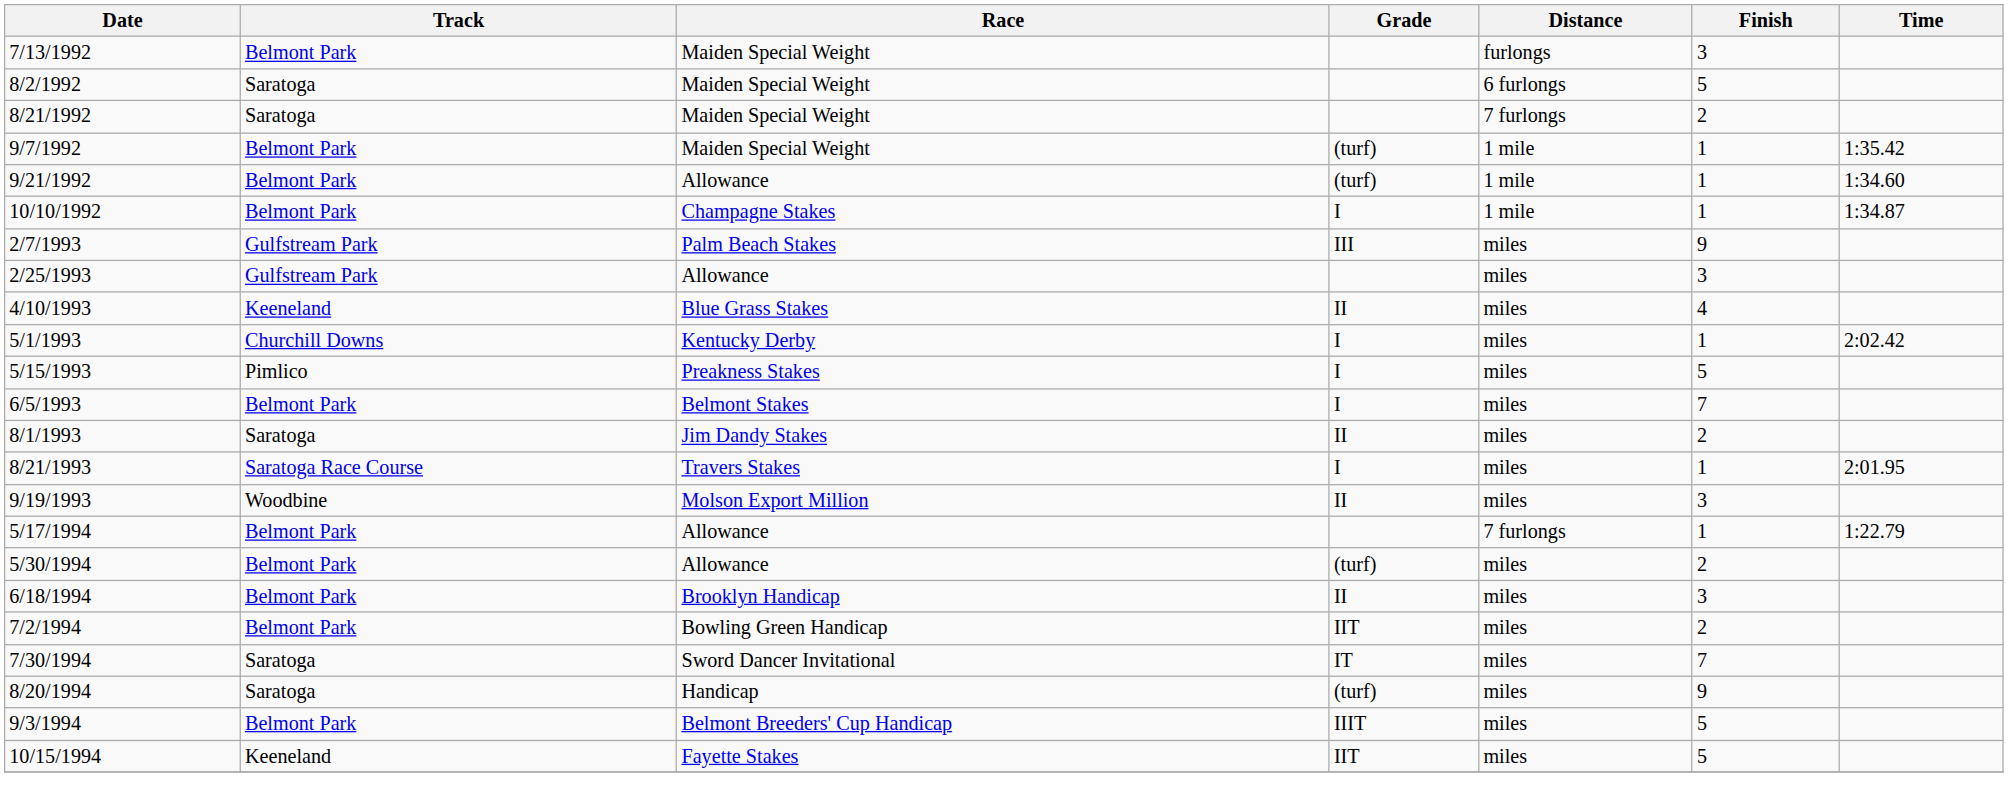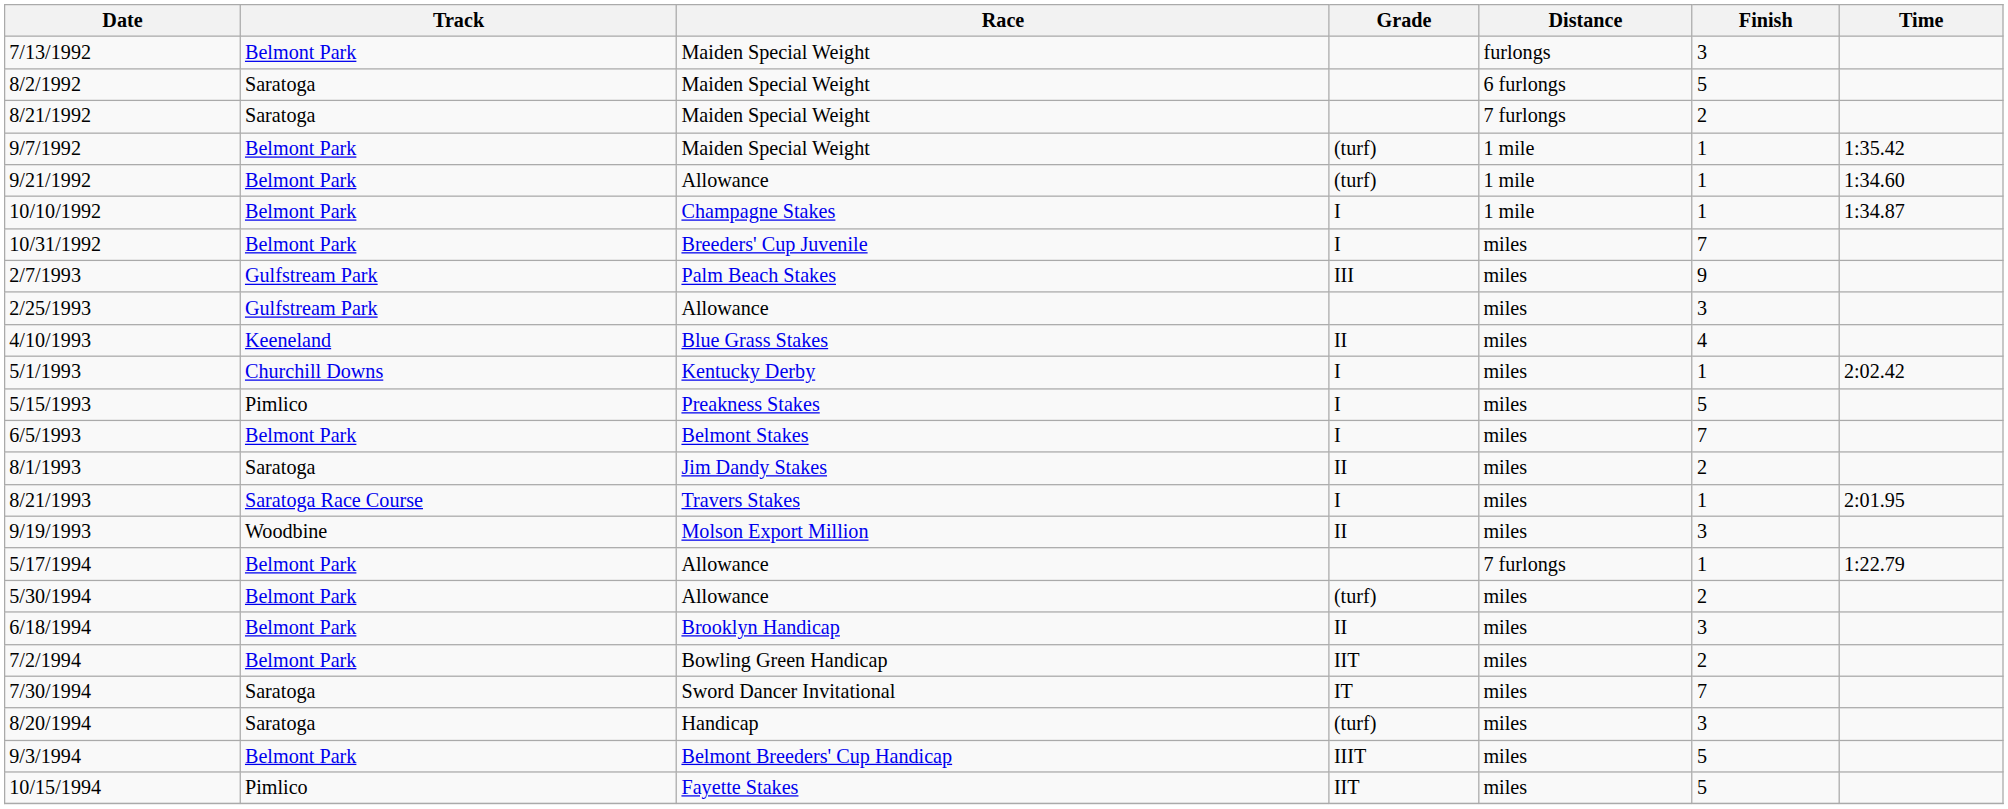+ row: (55, 244)
(1702, 691) 9 -> (1702, 723) 3
(288, 755) Keeneland -> (276, 787) Pimlico
